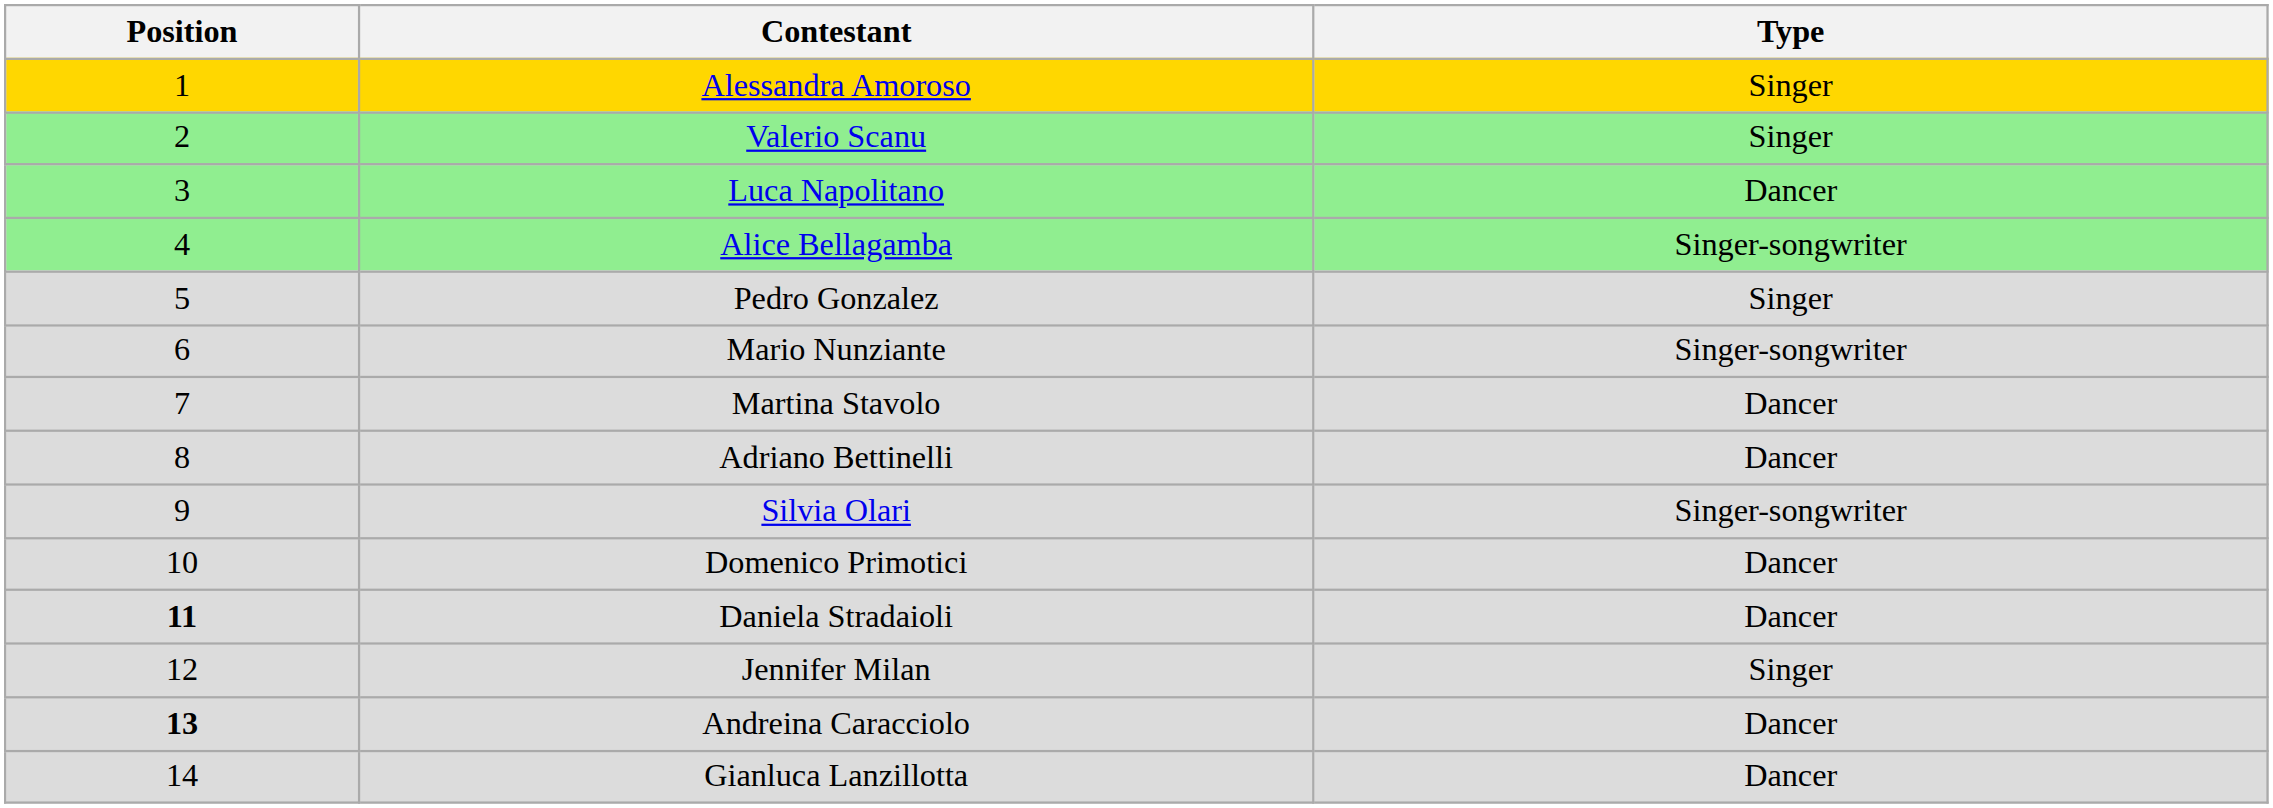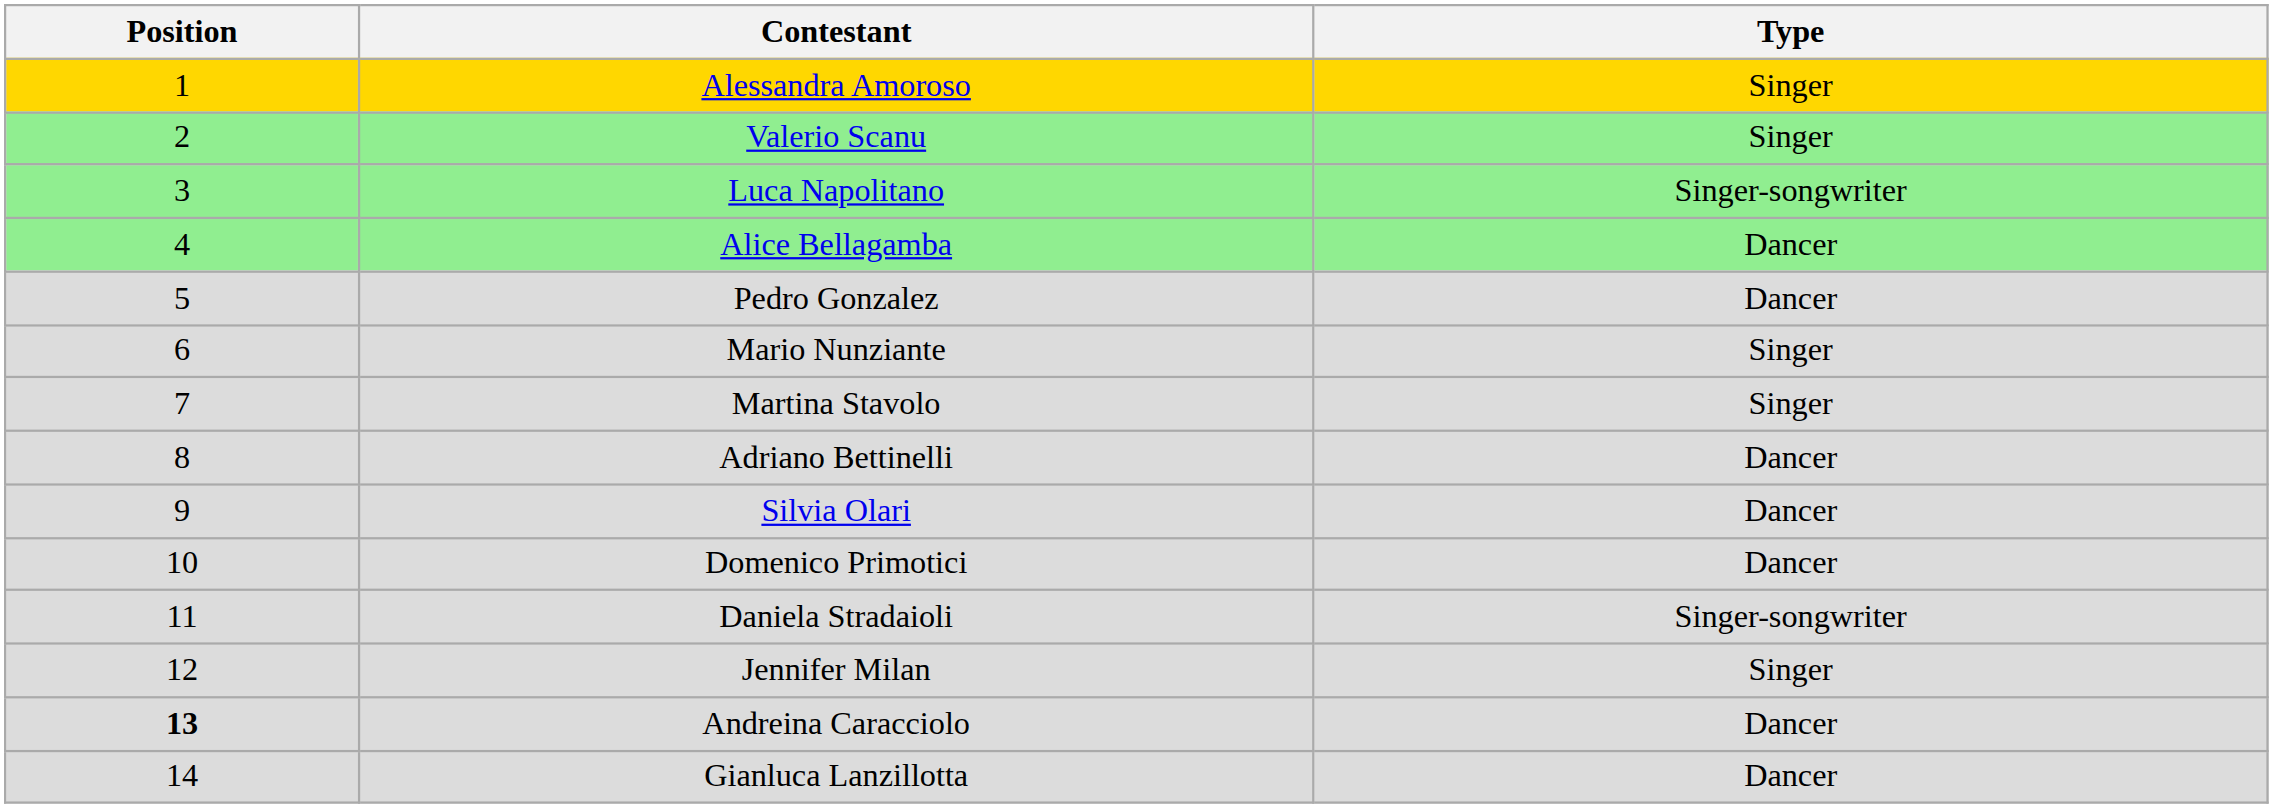(1791, 191) Dancer -> (1791, 191) Singer-songwriter
(1791, 244) Singer-songwriter -> (1791, 244) Dancer
(1791, 297) Singer -> (1791, 297) Dancer
(1791, 350) Singer-songwriter -> (1791, 350) Singer
(1791, 403) Dancer -> (1791, 403) Singer
(1791, 510) Singer-songwriter -> (1791, 510) Dancer
(182, 616) bold -> (182, 616) normal
(1791, 616) Dancer -> (1791, 616) Singer-songwriter
